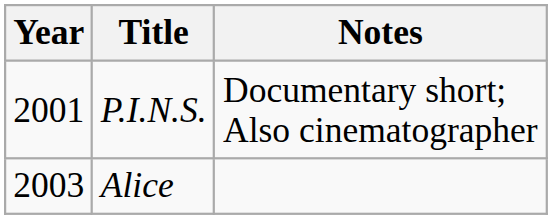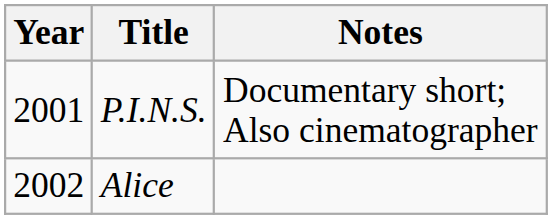(49, 185) 2003 -> (49, 185) 2002
